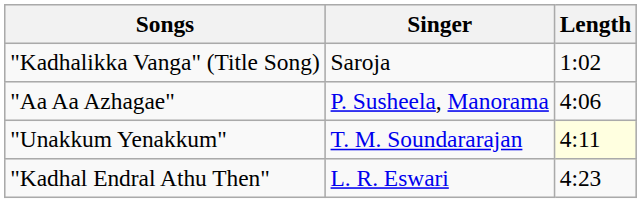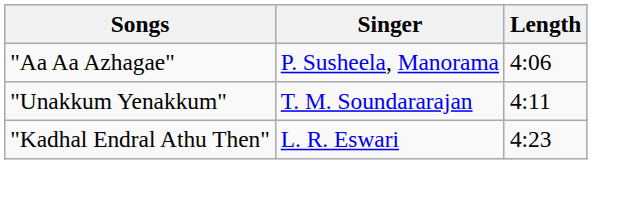- row: (165, 62)
(580, 139) lightyellow background -> (530, 101) no background
